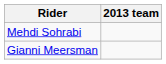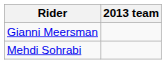rows swapped: (52, 50) <-> (44, 31)
